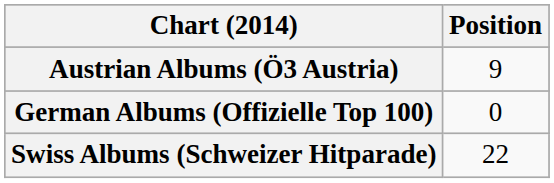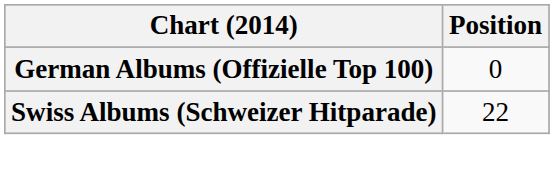- row: (224, 68)
